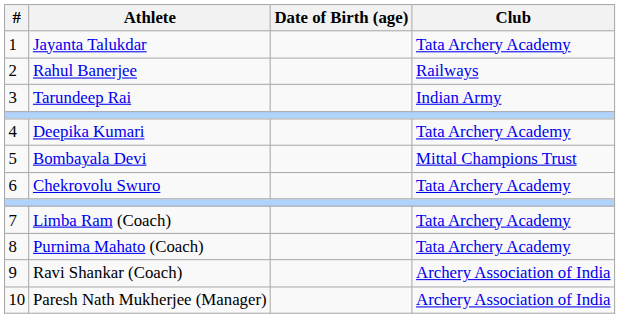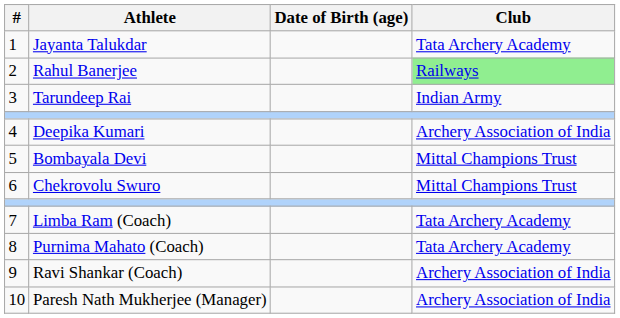(447, 71) no background -> (447, 71) lightgreen background
(493, 132) Tata Archery Academy -> (513, 132) Archery Association of India
(493, 185) Tata Archery Academy -> (496, 185) Mittal Champions Trust
